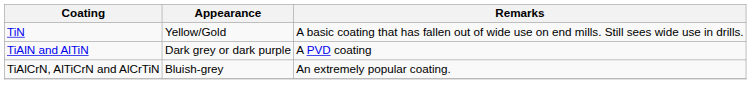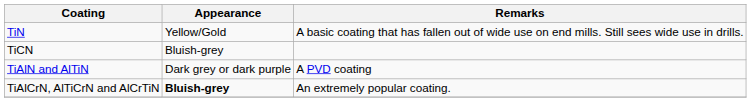+ row: (20, 50)
(194, 69) normal -> (197, 87) bold
